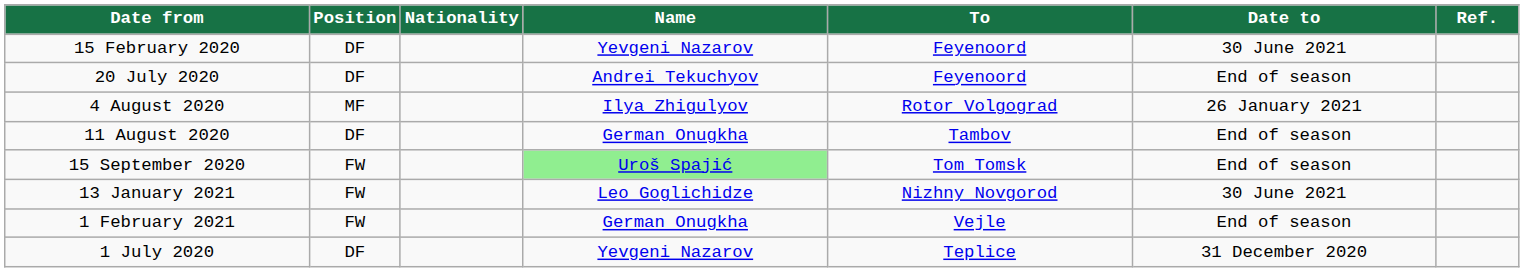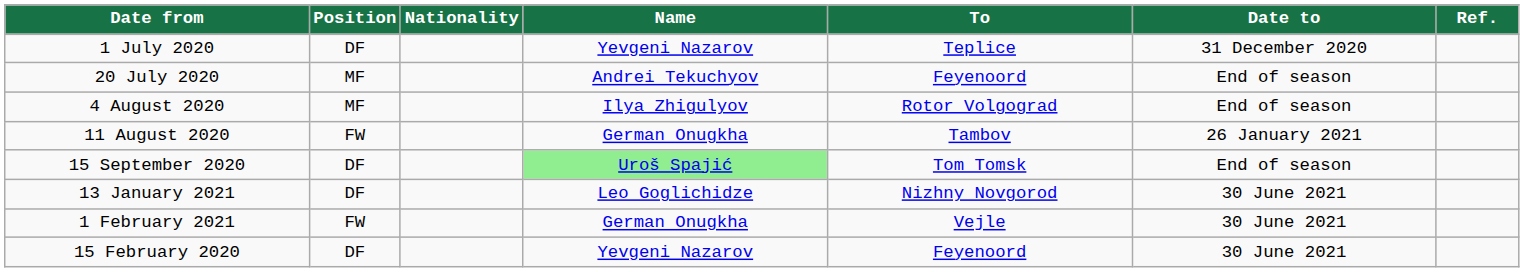rows swapped: (157, 252) <-> (157, 48)
(355, 77) DF -> (355, 77) MF
(1284, 106) 26 January 2021 -> (1284, 106) End of season
(355, 135) DF -> (355, 135) FW
(1284, 135) End of season -> (1284, 135) 26 January 2021
(355, 164) FW -> (355, 164) DF
(355, 194) FW -> (355, 194) DF
(1284, 223) End of season -> (1284, 223) 30 June 2021
